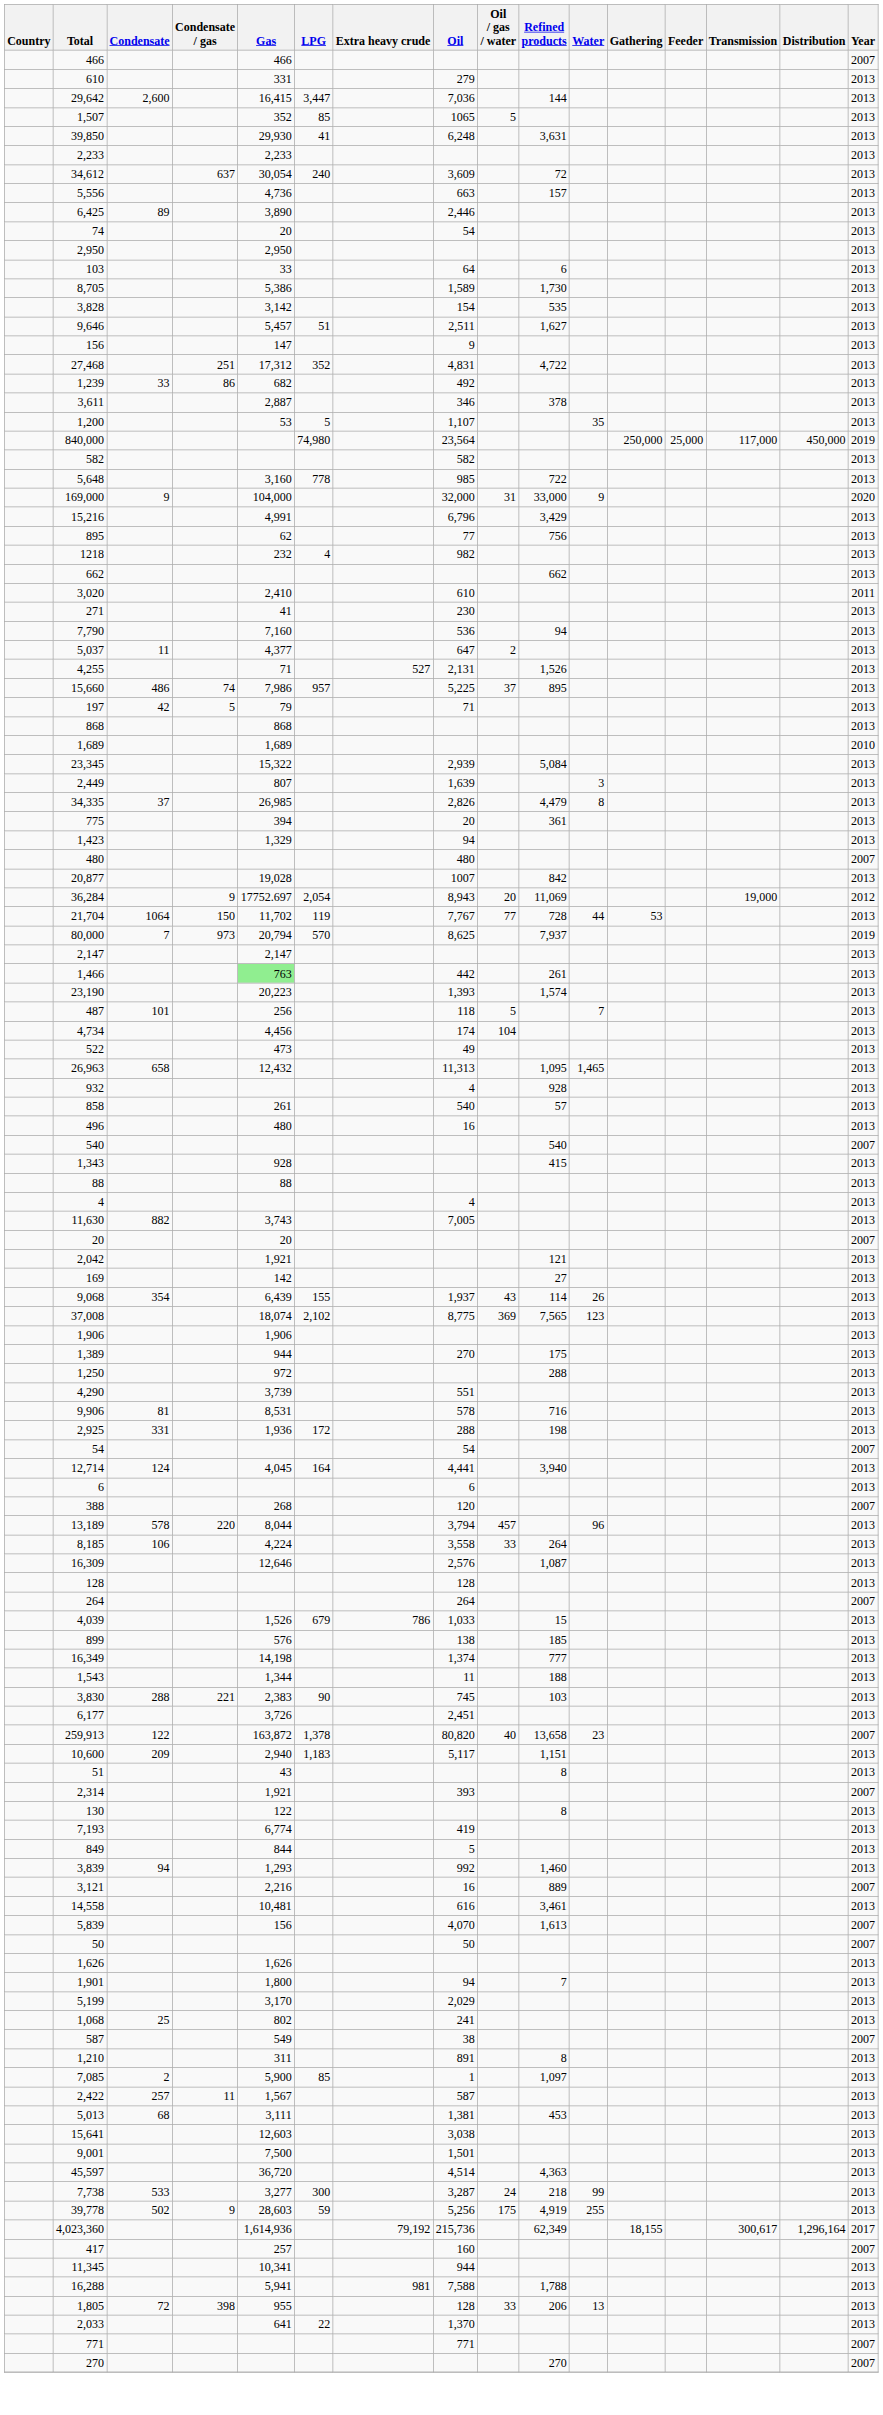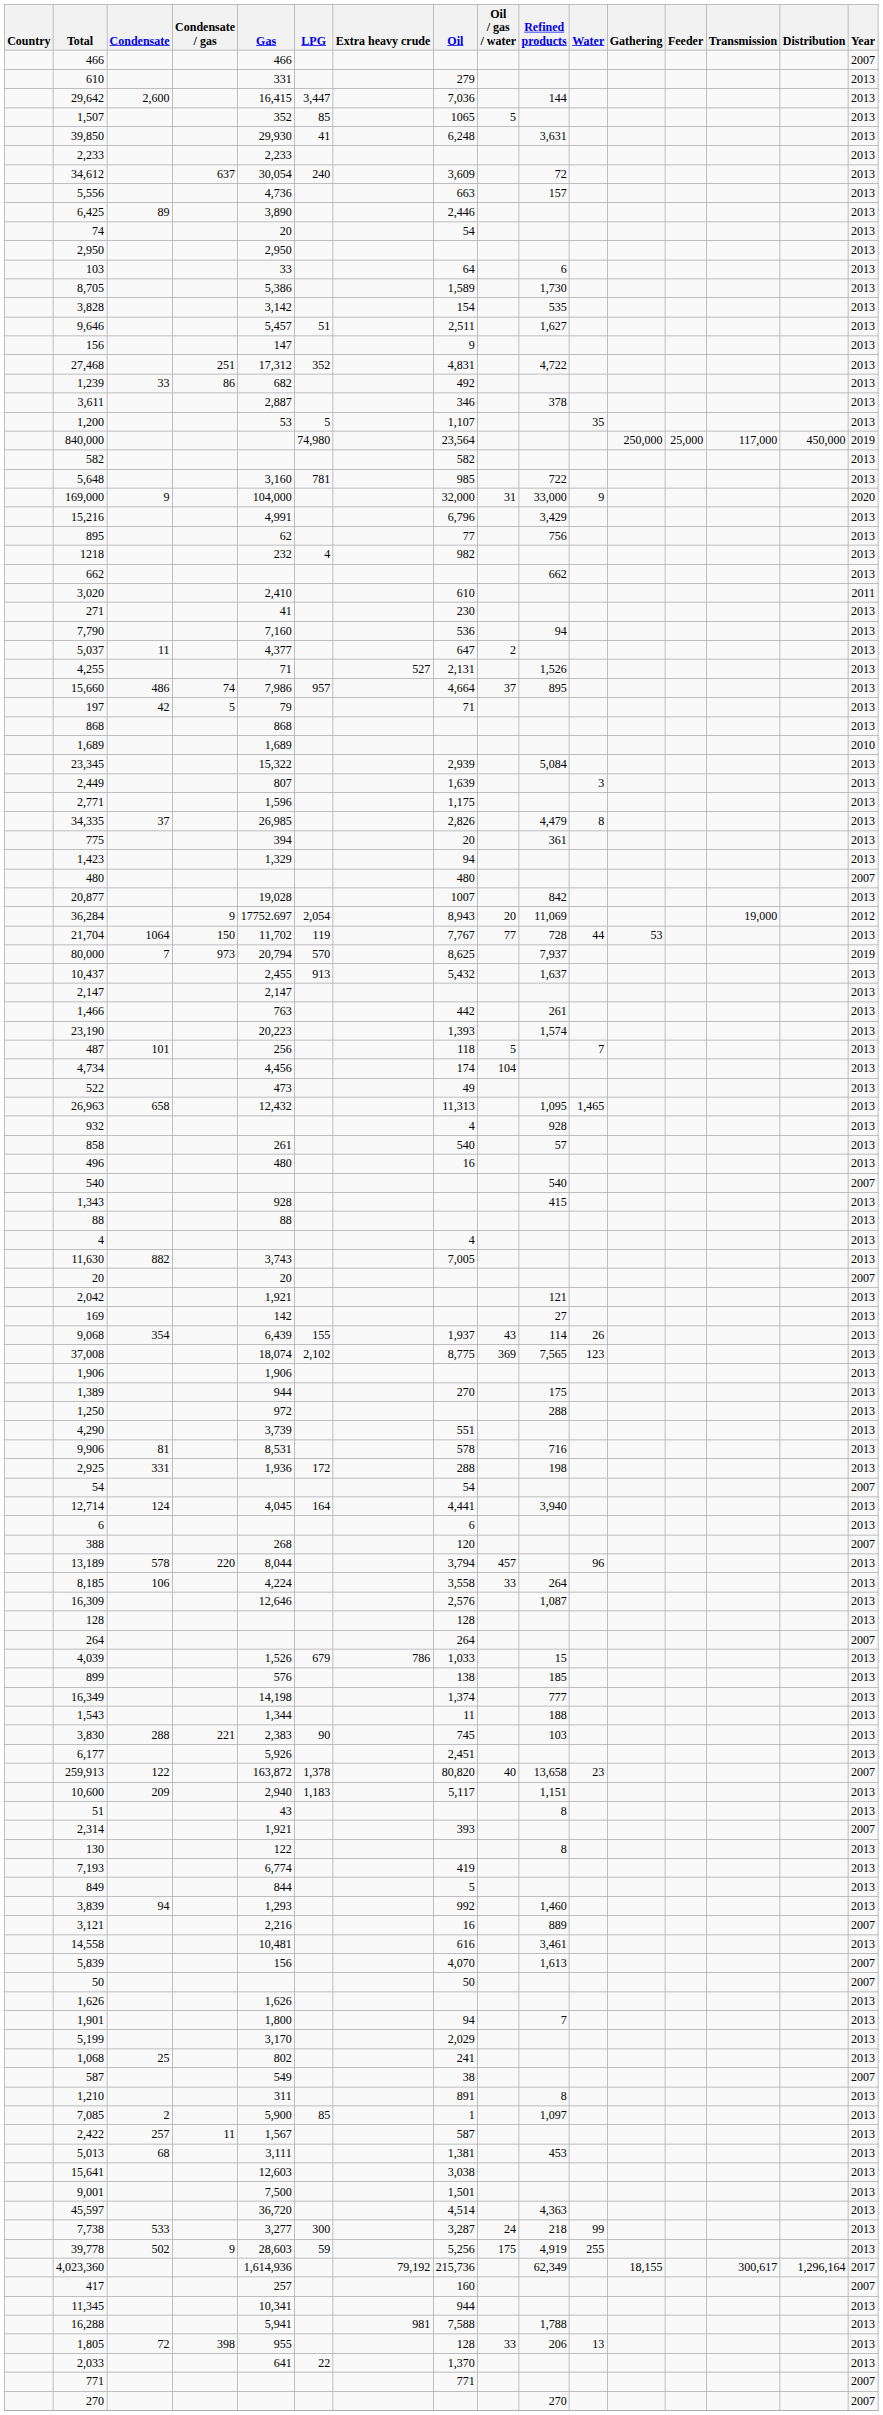(321, 478) 778 -> (321, 478) 781
(461, 688) 5,225 -> (461, 688) 4,664
+ row: (91, 802)
+ row: (88, 973)
(283, 973) lightgreen background -> (283, 1011) no background
(278, 1715) 3,726 -> (278, 1753) 5,926
